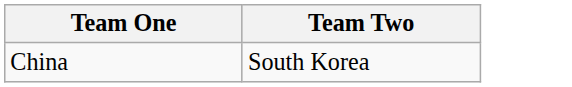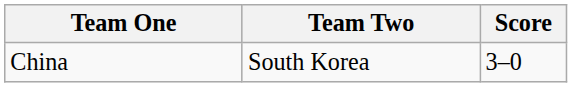+ column: (523, 23)
